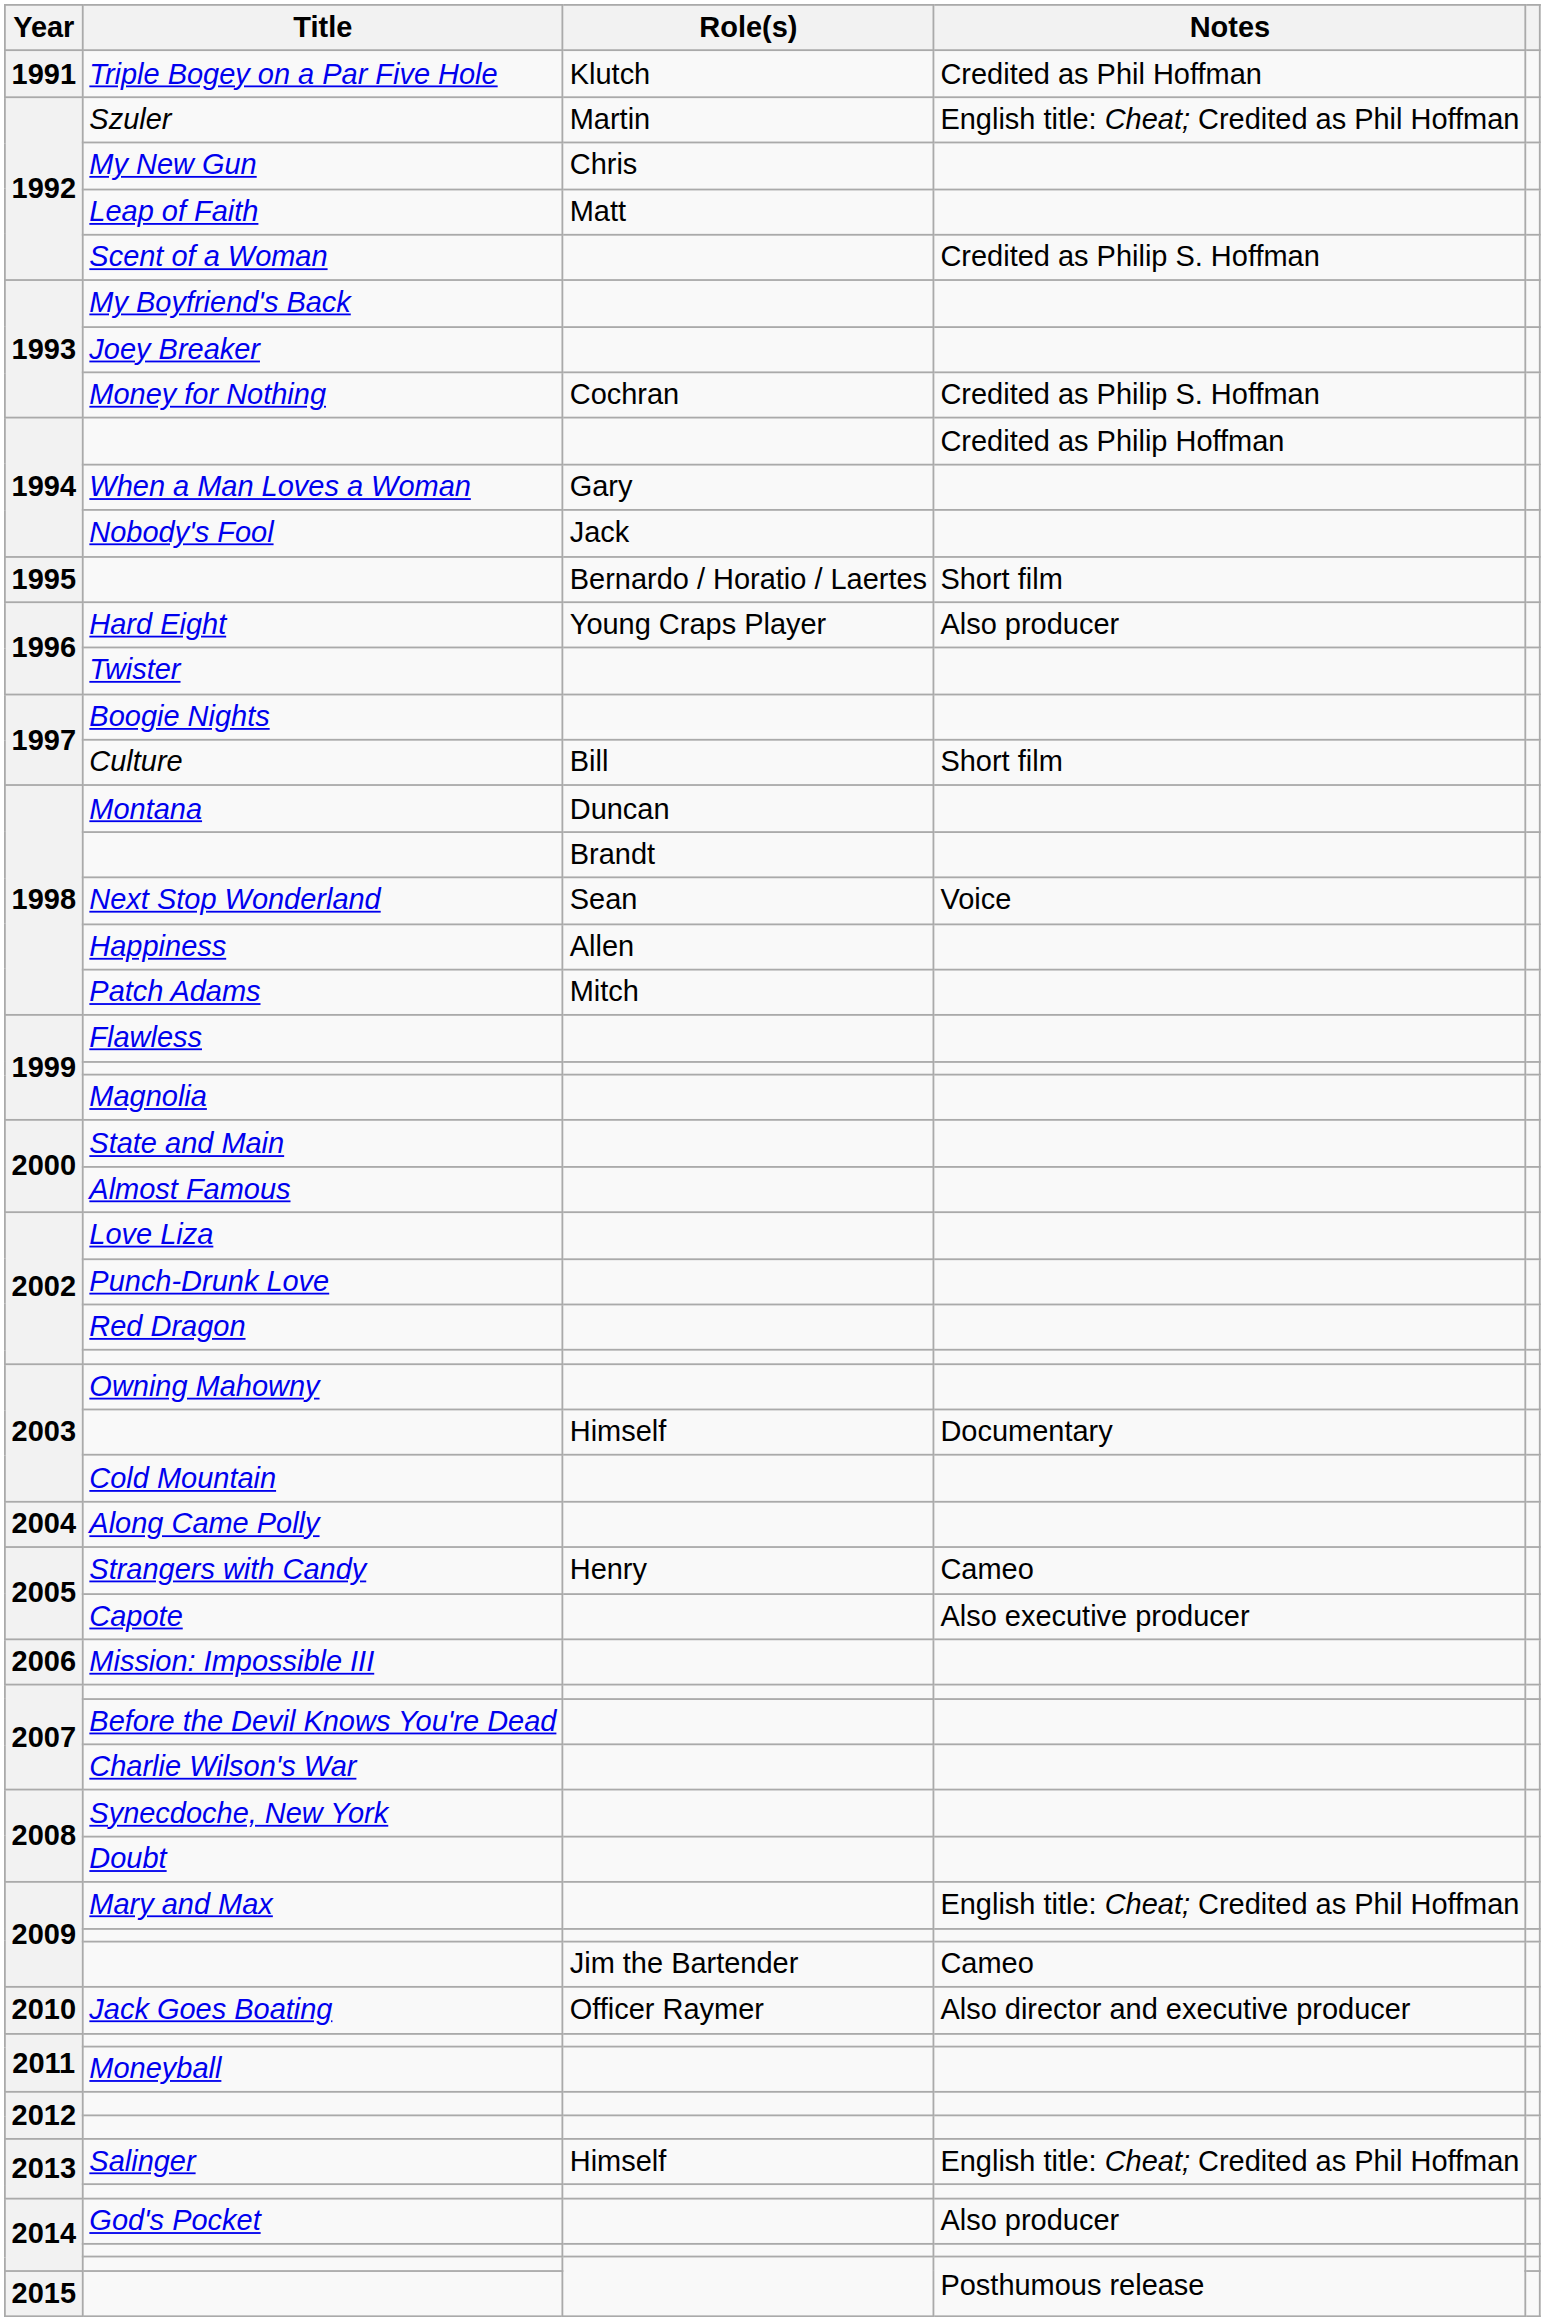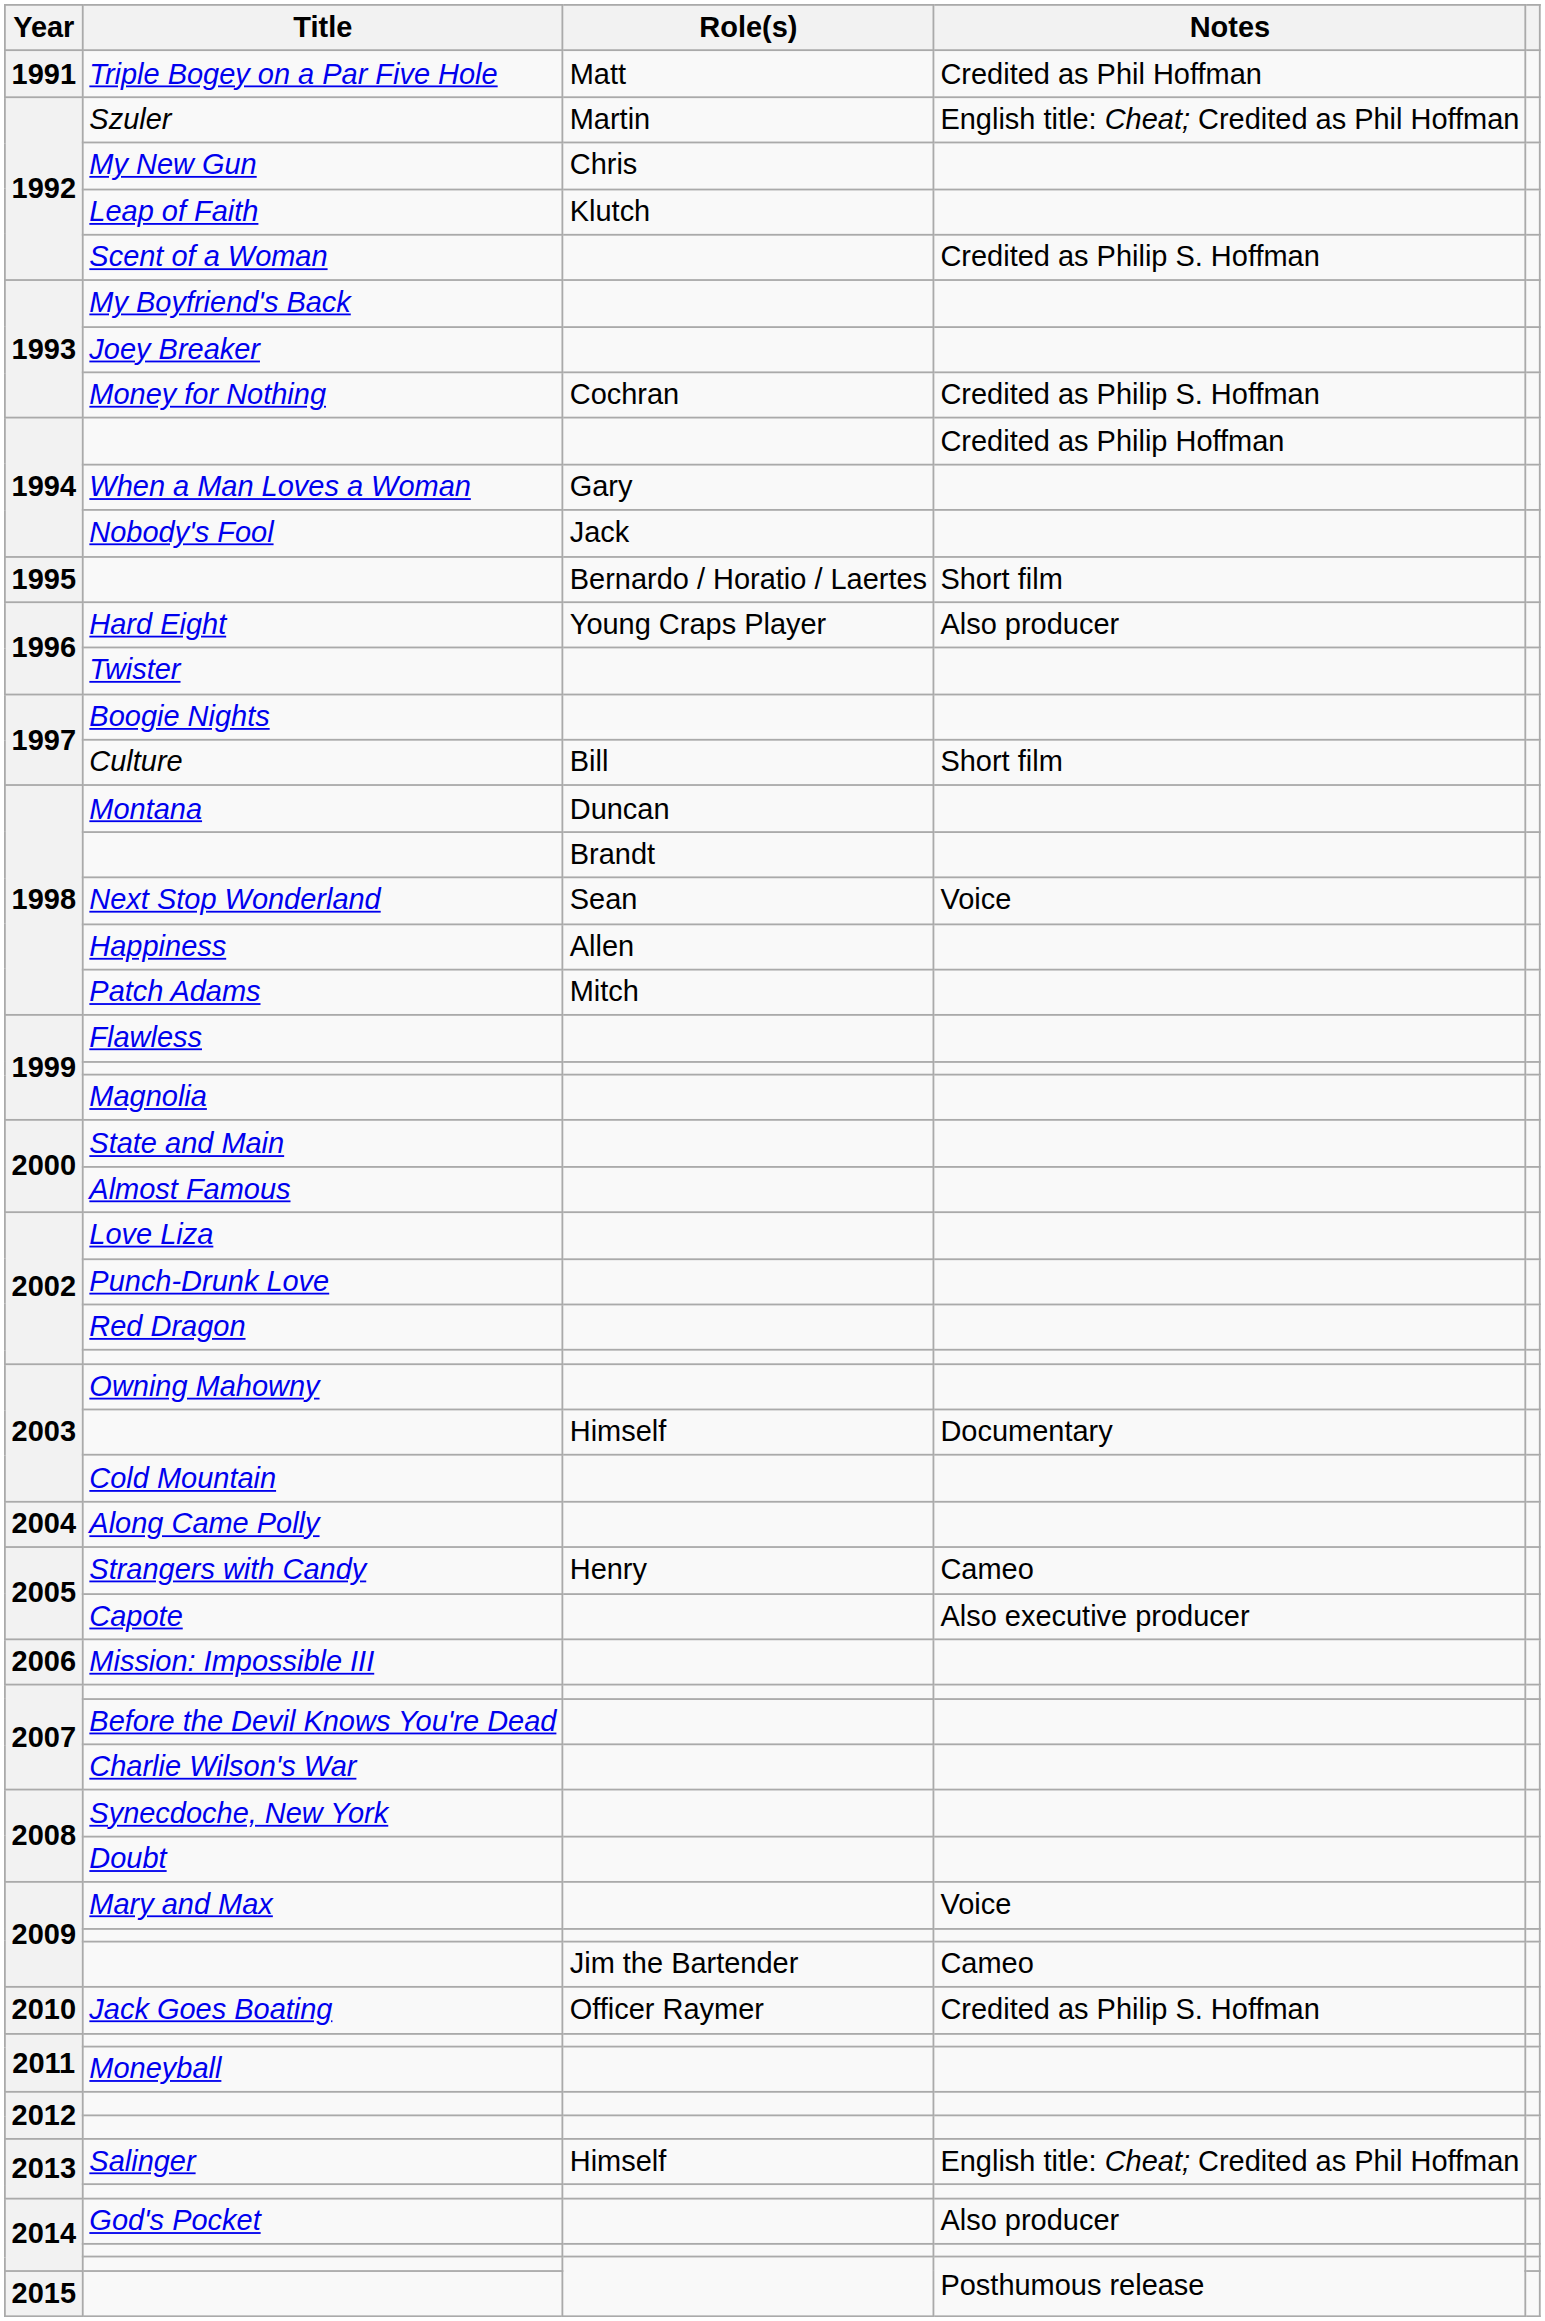(610, 73) Klutch -> (598, 73) Matt
(598, 211) Matt -> (610, 211) Klutch
(1230, 1904) English title: Cheat; Credited as Phil Hoffman -> (976, 1904) Voice
(1175, 2009) Also director and executive producer -> (1130, 2009) Credited as Philip S. Hoffman
